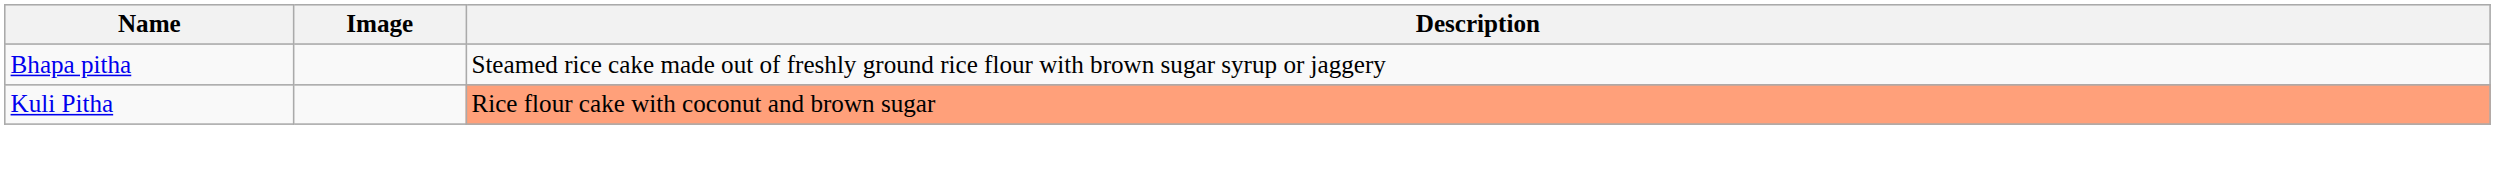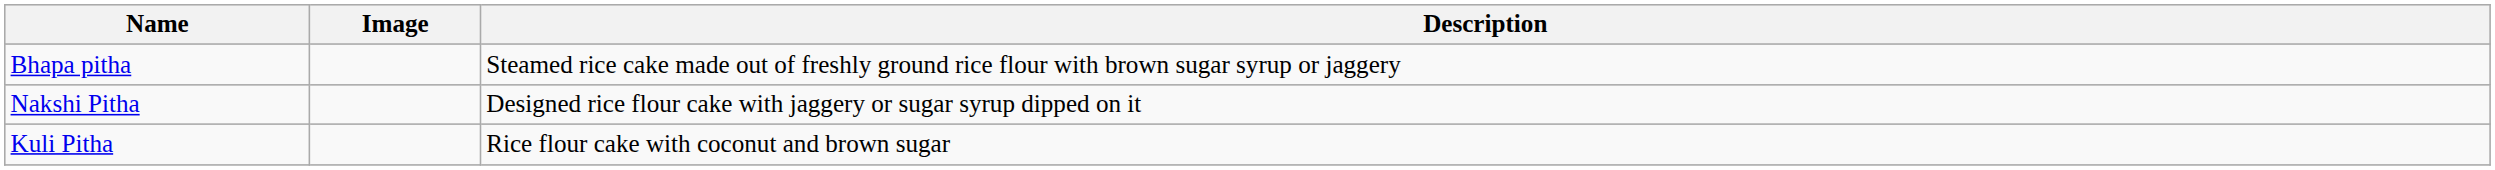+ row: (75, 104)
(703, 104) lightsalmon background -> (718, 143) no background
